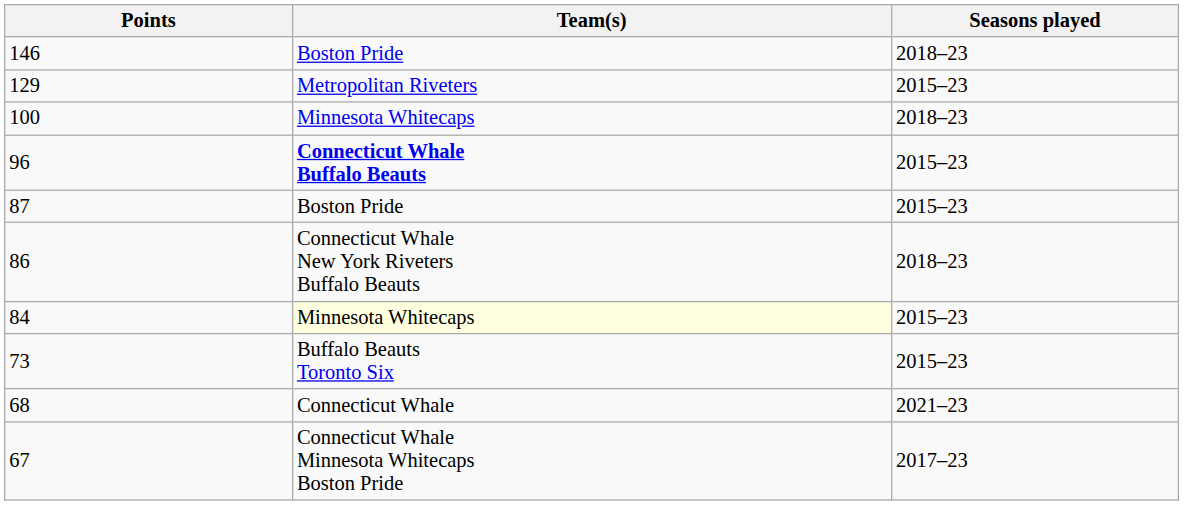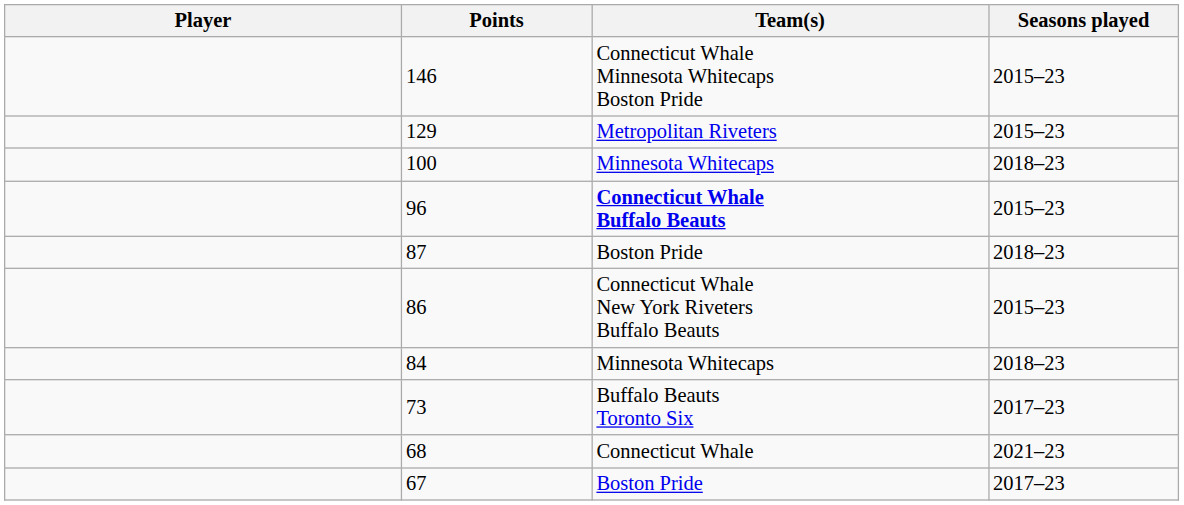+ column: (203, 20)
(350, 53) Boston Pride -> (685, 76) Connecticut Whale Minnesota Whitecaps Boston Pride
(932, 53) 2018–23 -> (1029, 76) 2015–23
(932, 206) 2015–23 -> (1029, 252) 2018–23
(932, 261) 2018–23 -> (1029, 307) 2015–23
(386, 317) lightyellow background -> (685, 363) no background
(932, 317) 2015–23 -> (1029, 363) 2018–23
(932, 361) 2015–23 -> (1029, 407) 2017–23
(386, 460) Connecticut Whale Minnesota Whitecaps Boston Pride -> (650, 483) Boston Pride
